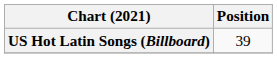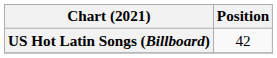(243, 40) 39 -> (243, 40) 42
